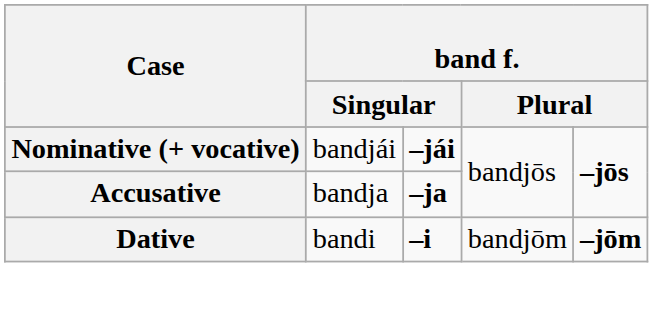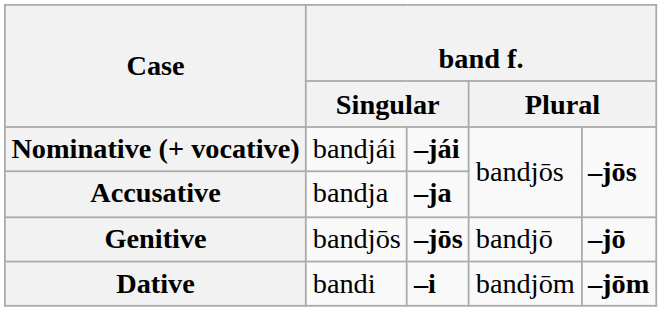+ row: (156, 238)
